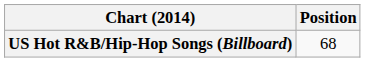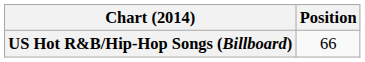(328, 43) 68 -> (328, 43) 66
